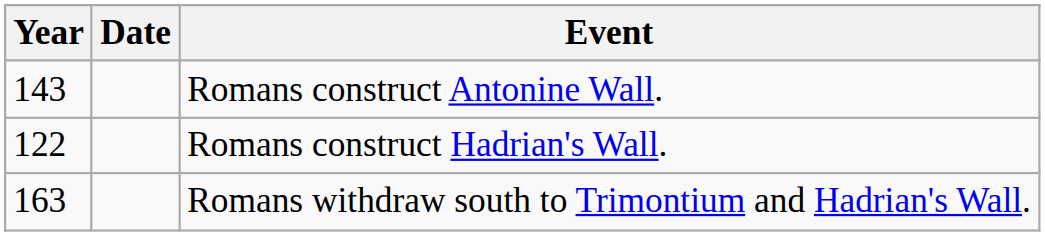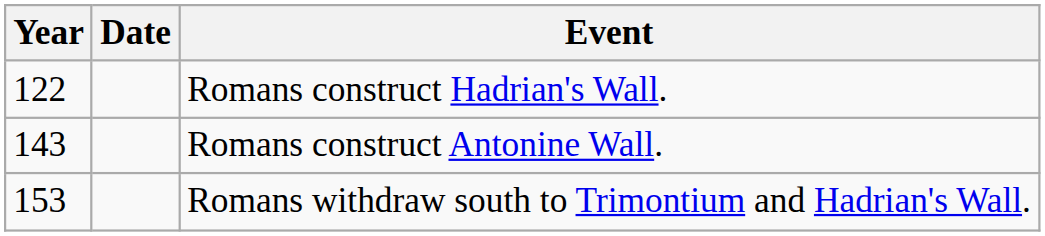rows swapped: (427, 144) <-> (425, 88)
(40, 200) 163 -> (40, 200) 153
